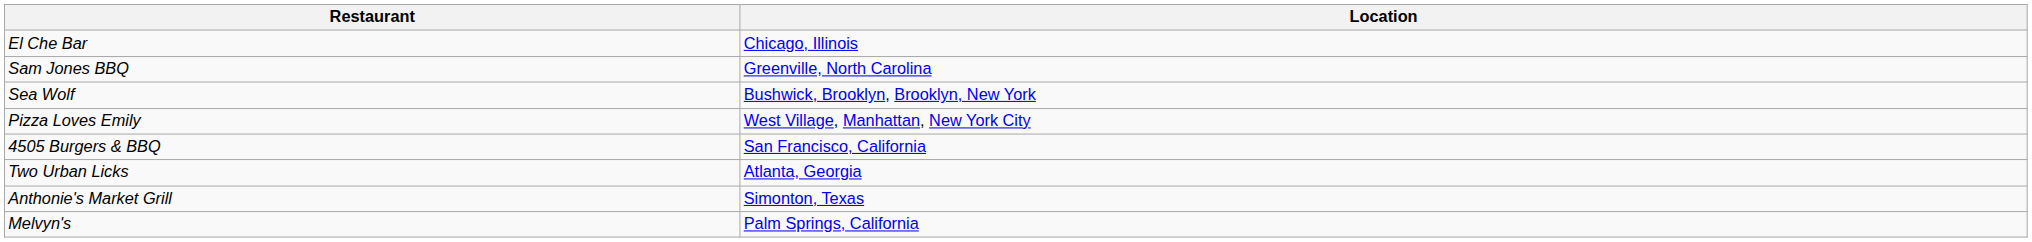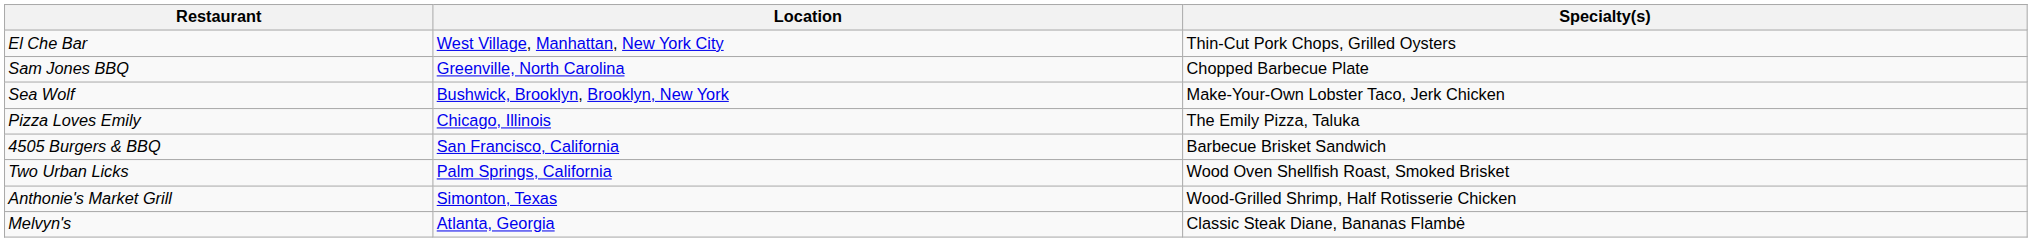+ column: (1605, 17)
(801, 43) Chicago, Illinois -> (580, 43) West Village, Manhattan, New York City
(887, 120) West Village, Manhattan, New York City -> (494, 120) Chicago, Illinois
(803, 172) Atlanta, Georgia -> (524, 172) Palm Springs, California
(831, 224) Palm Springs, California -> (496, 224) Atlanta, Georgia
